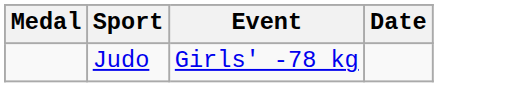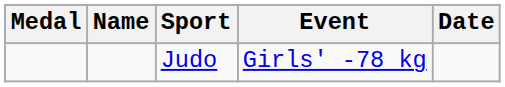+ column: (121, 24)
